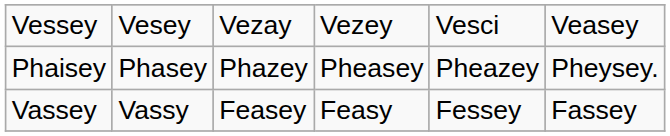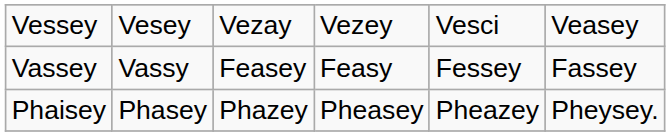rows swapped: (54, 109) <-> (59, 67)
